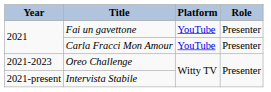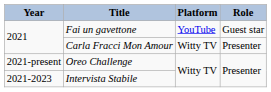(242, 29) Presenter -> (243, 29) Guest star
(197, 45) YouTube -> (197, 45) Witty TV
(29, 62) 2021-2023 -> (34, 62) 2021-present
(34, 78) 2021-present -> (29, 78) 2021-2023
